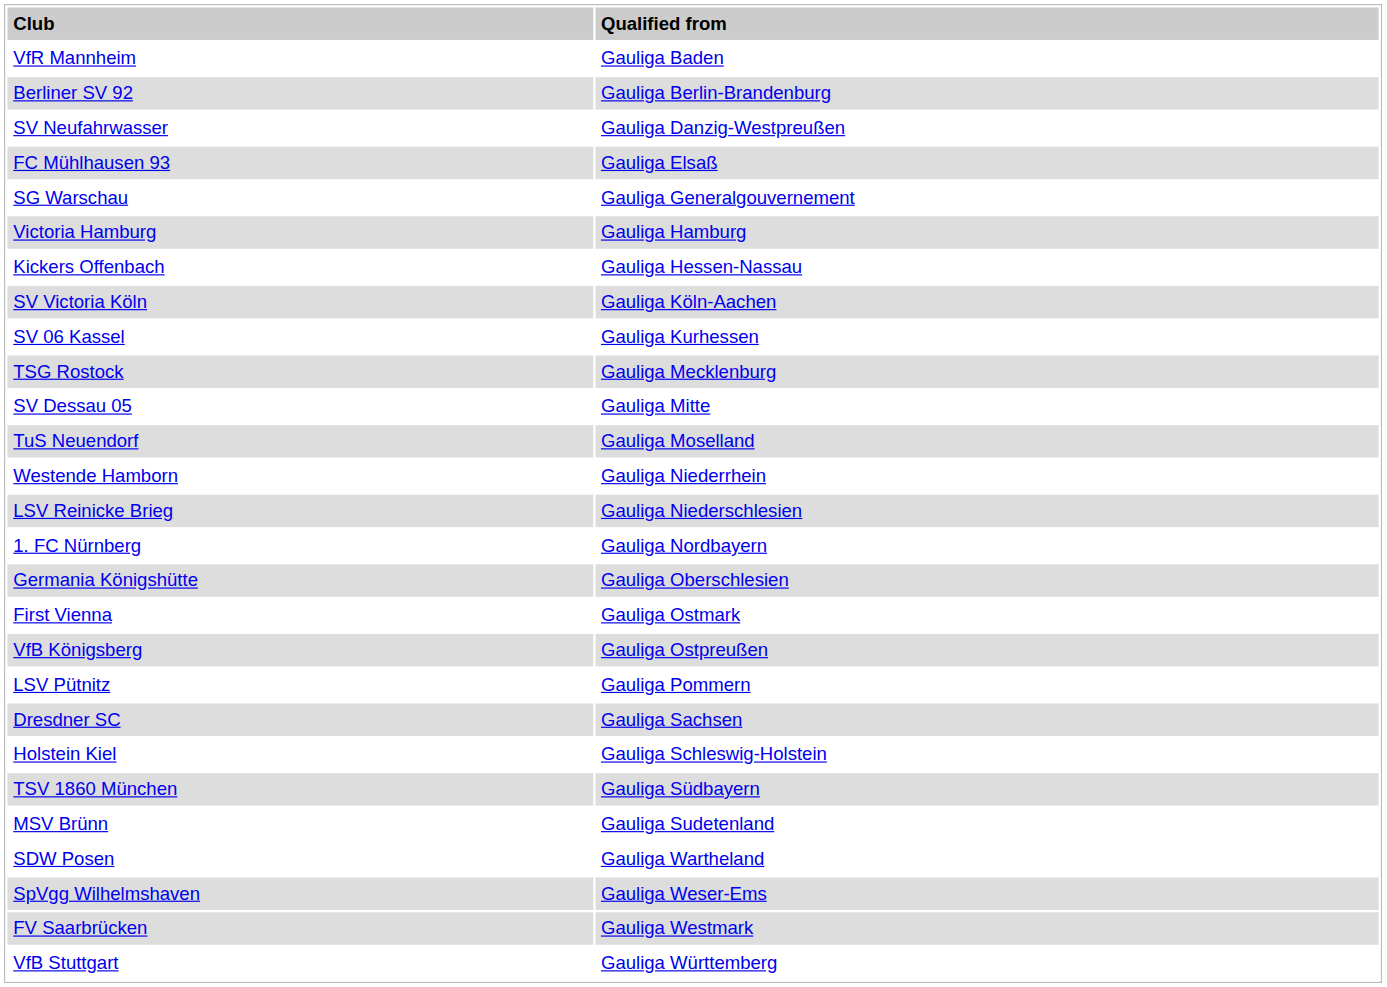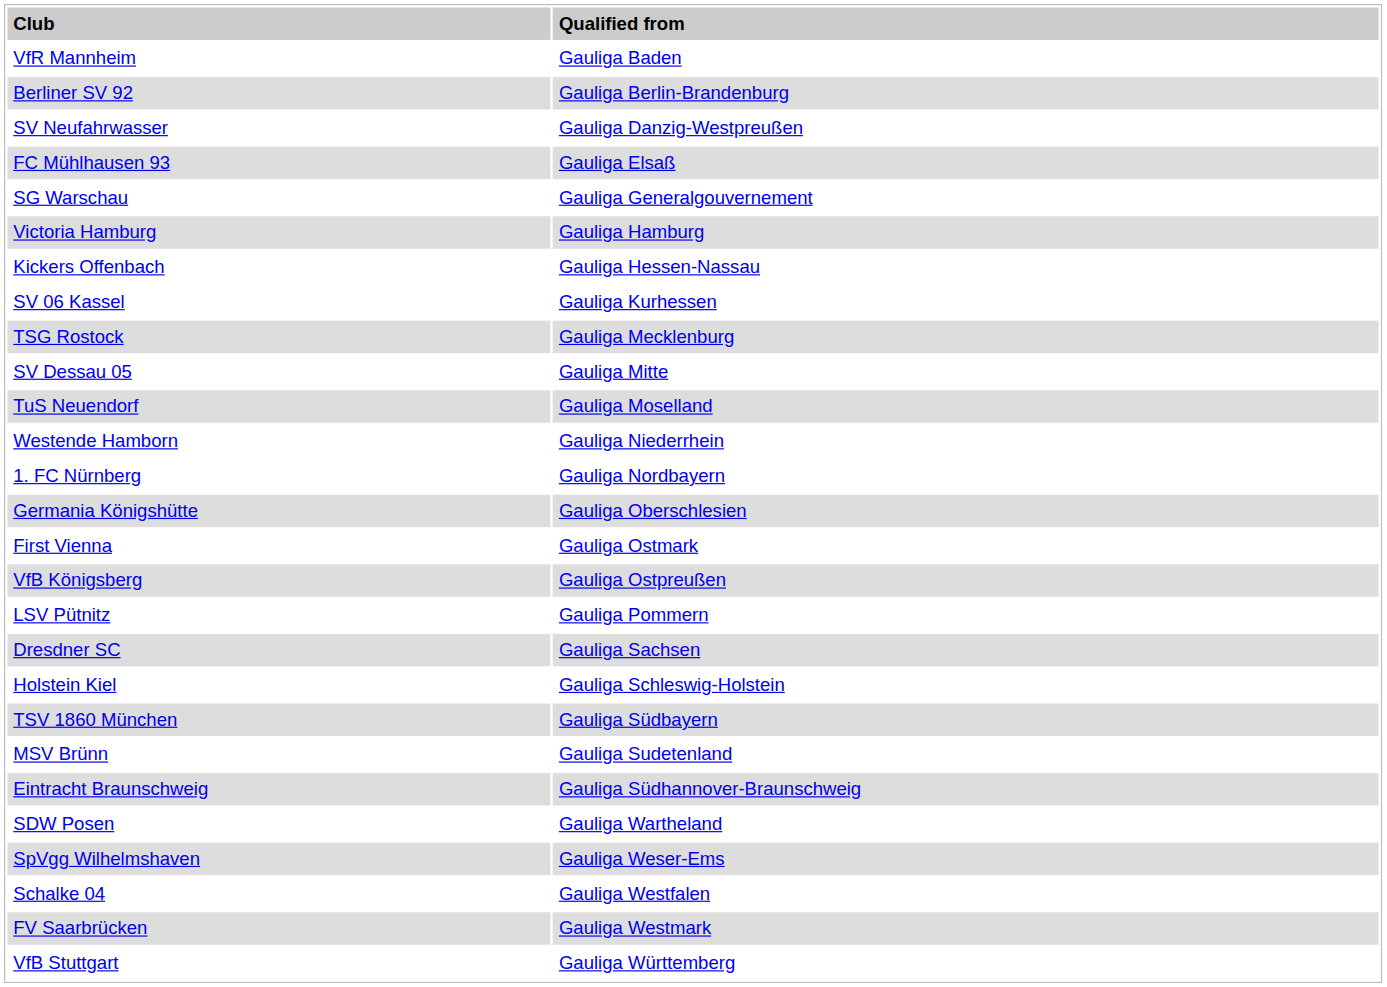- row: (80, 302)
- row: (93, 510)
+ row: (111, 789)
+ row: (59, 893)
